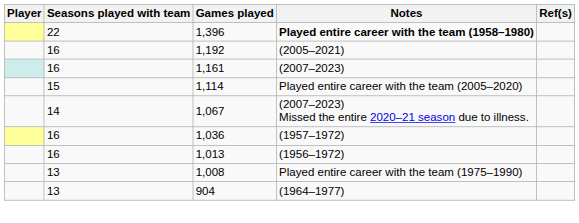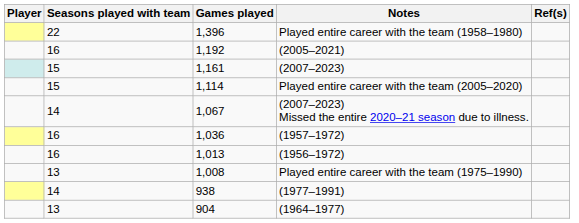(407, 31) bold -> (401, 31) normal
(53, 68) 16 -> (53, 68) 15
+ row: (205, 191)
